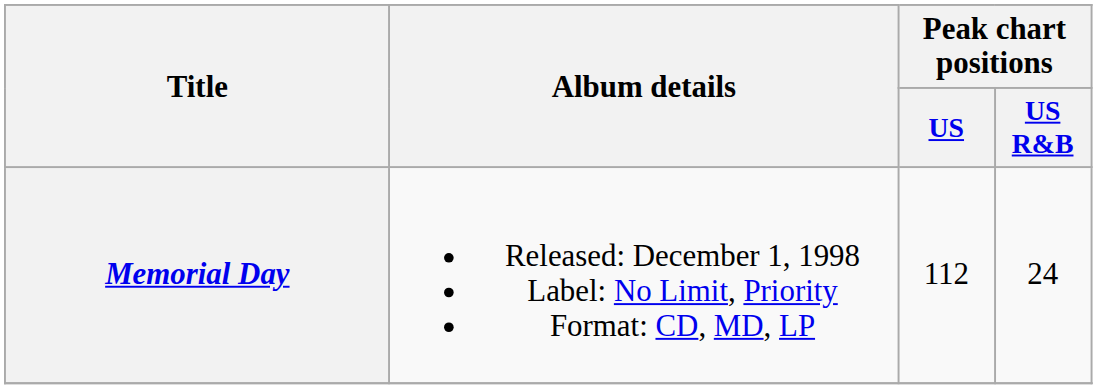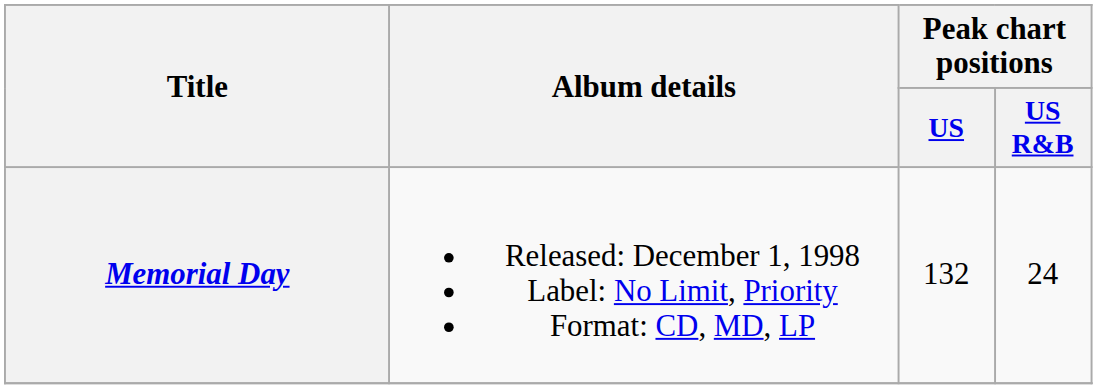(946, 274) 112 -> (946, 274) 132
